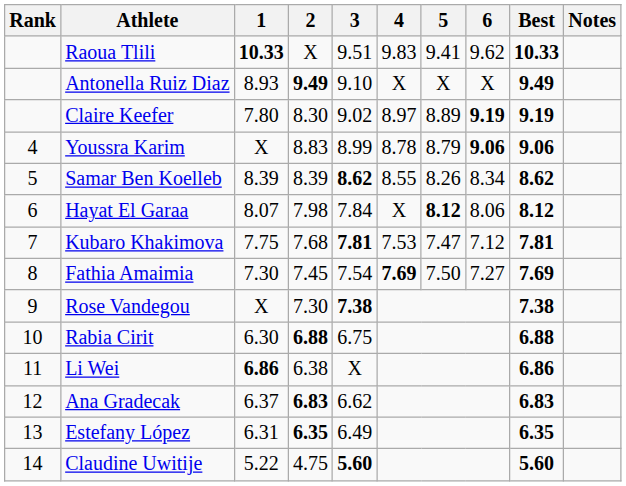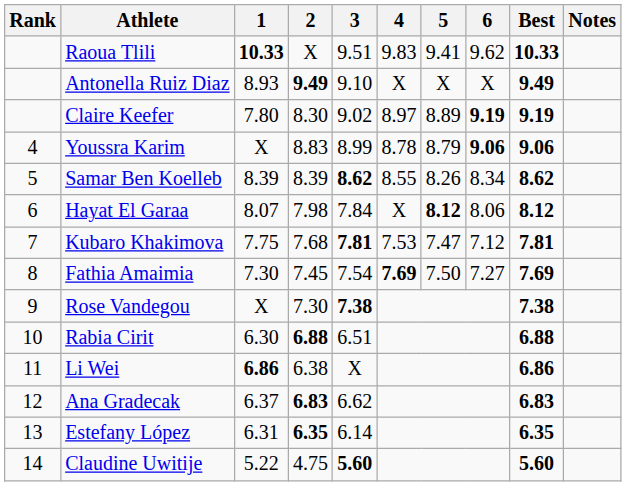(355, 337) 6.75 -> (355, 337) 6.51
(355, 432) 6.49 -> (355, 432) 6.14
